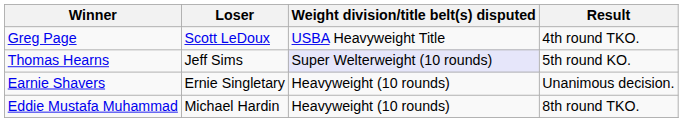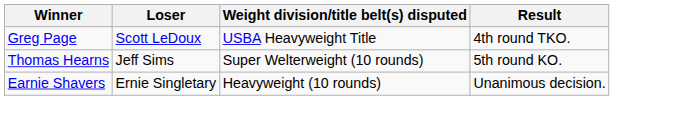(392, 60) lavender background -> (323, 60) no background
- row: (93, 106)
